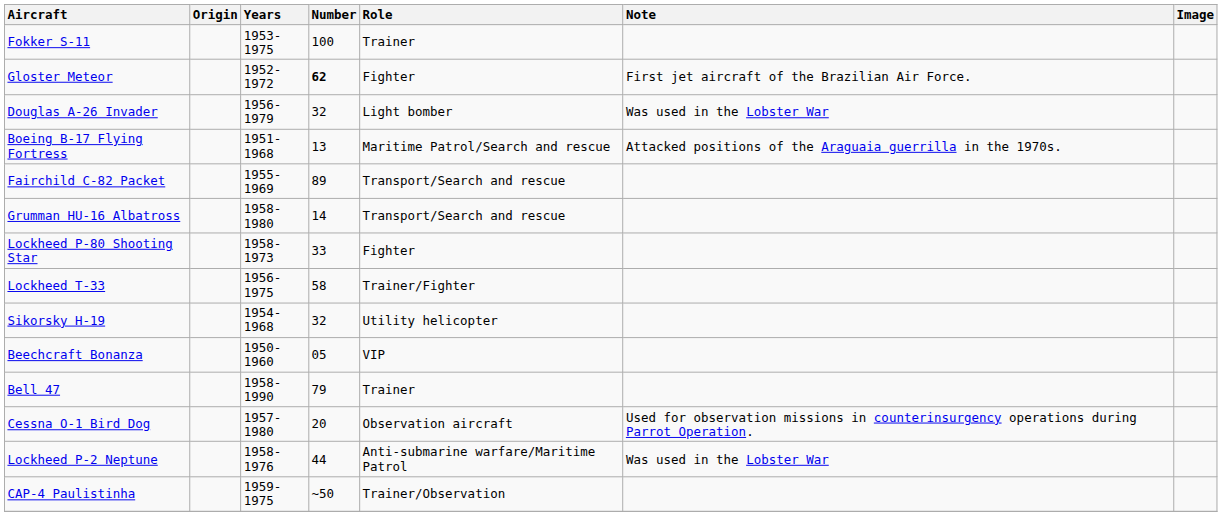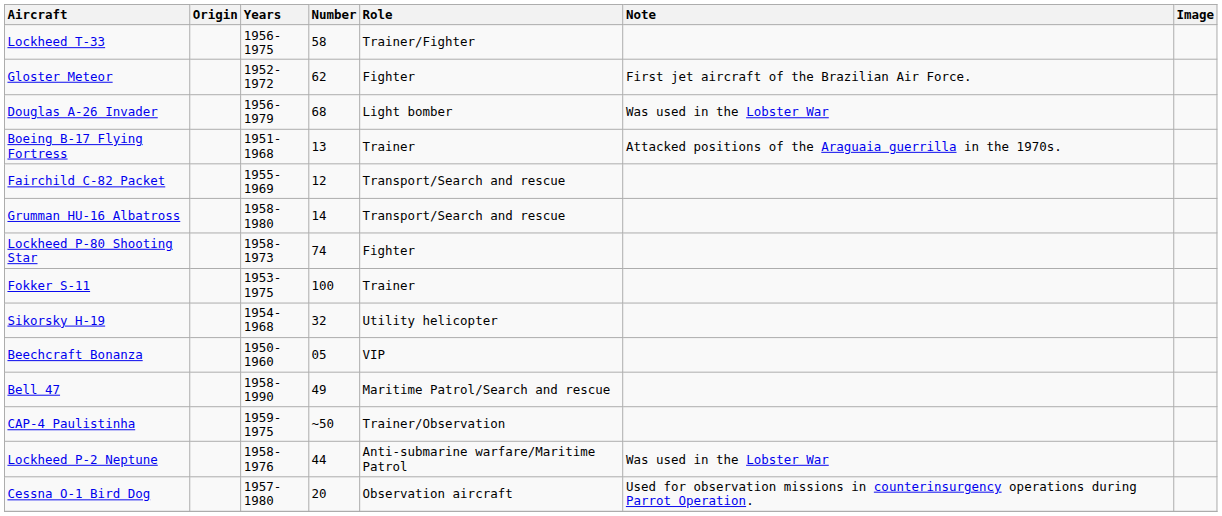rows swapped: (49, 42) <-> (56, 285)
(319, 77) bold -> (319, 77) normal
(319, 112) 32 -> (319, 112) 68
(486, 146) Maritime Patrol/Search and rescue -> (389, 146) Trainer
(319, 181) 89 -> (319, 181) 12
(319, 251) 33 -> (319, 251) 74
(319, 390) 79 -> (319, 390) 49
(389, 390) Trainer -> (486, 390) Maritime Patrol/Search and rescue
rows swapped: (79, 424) <-> (71, 494)
